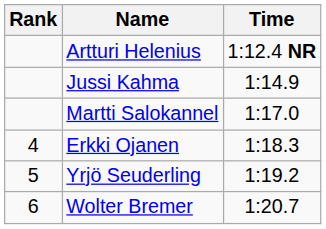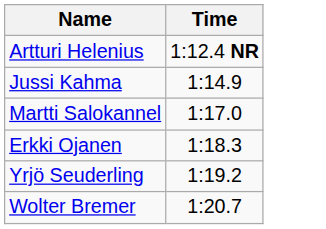- column: (33, 20)
